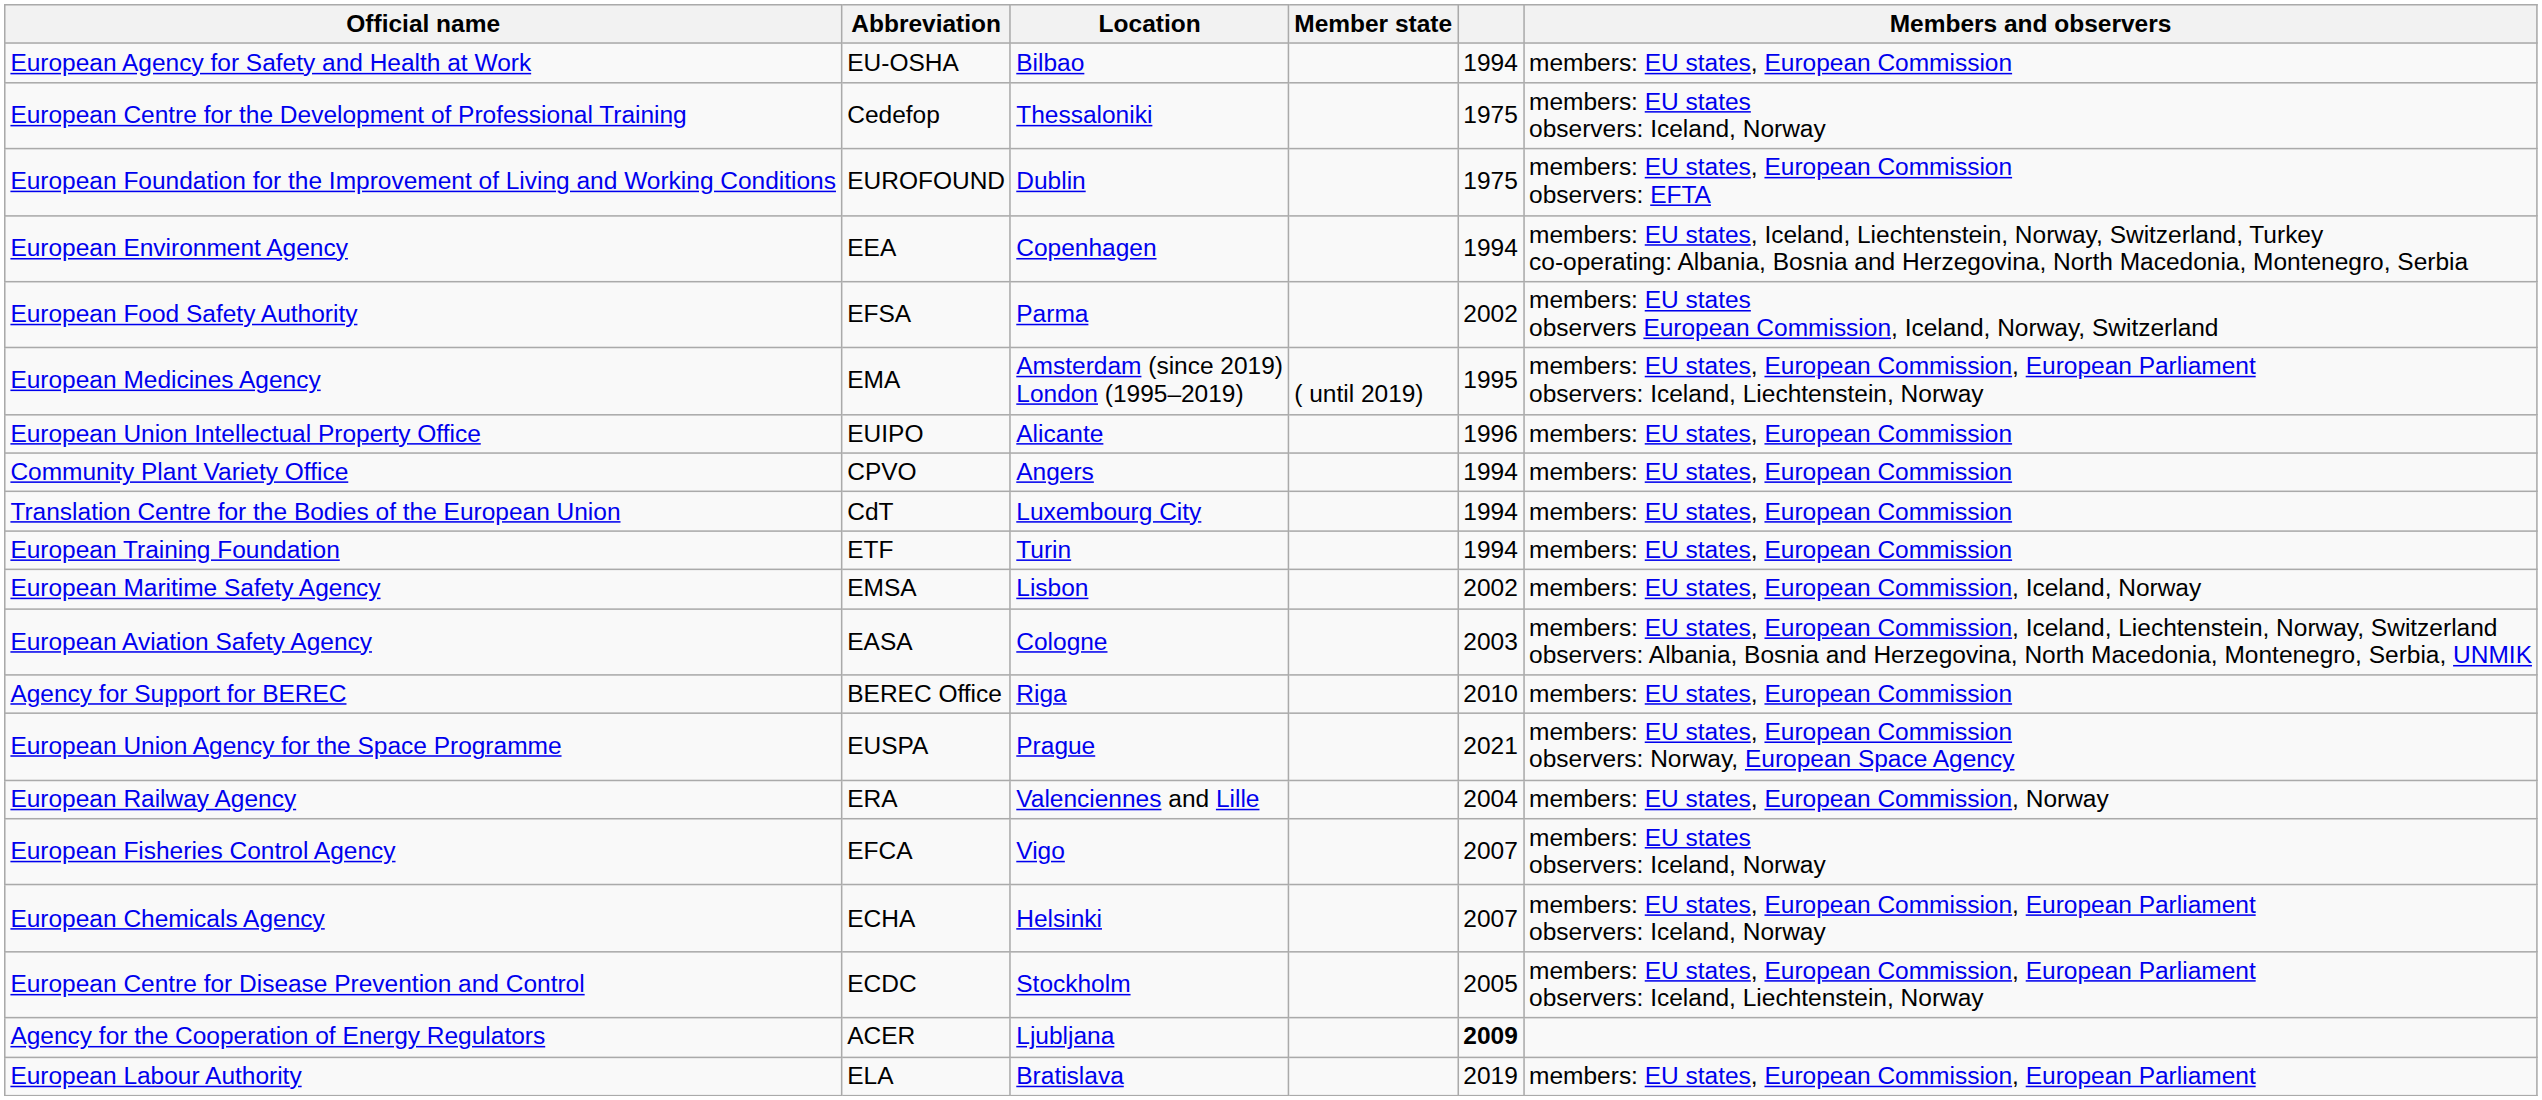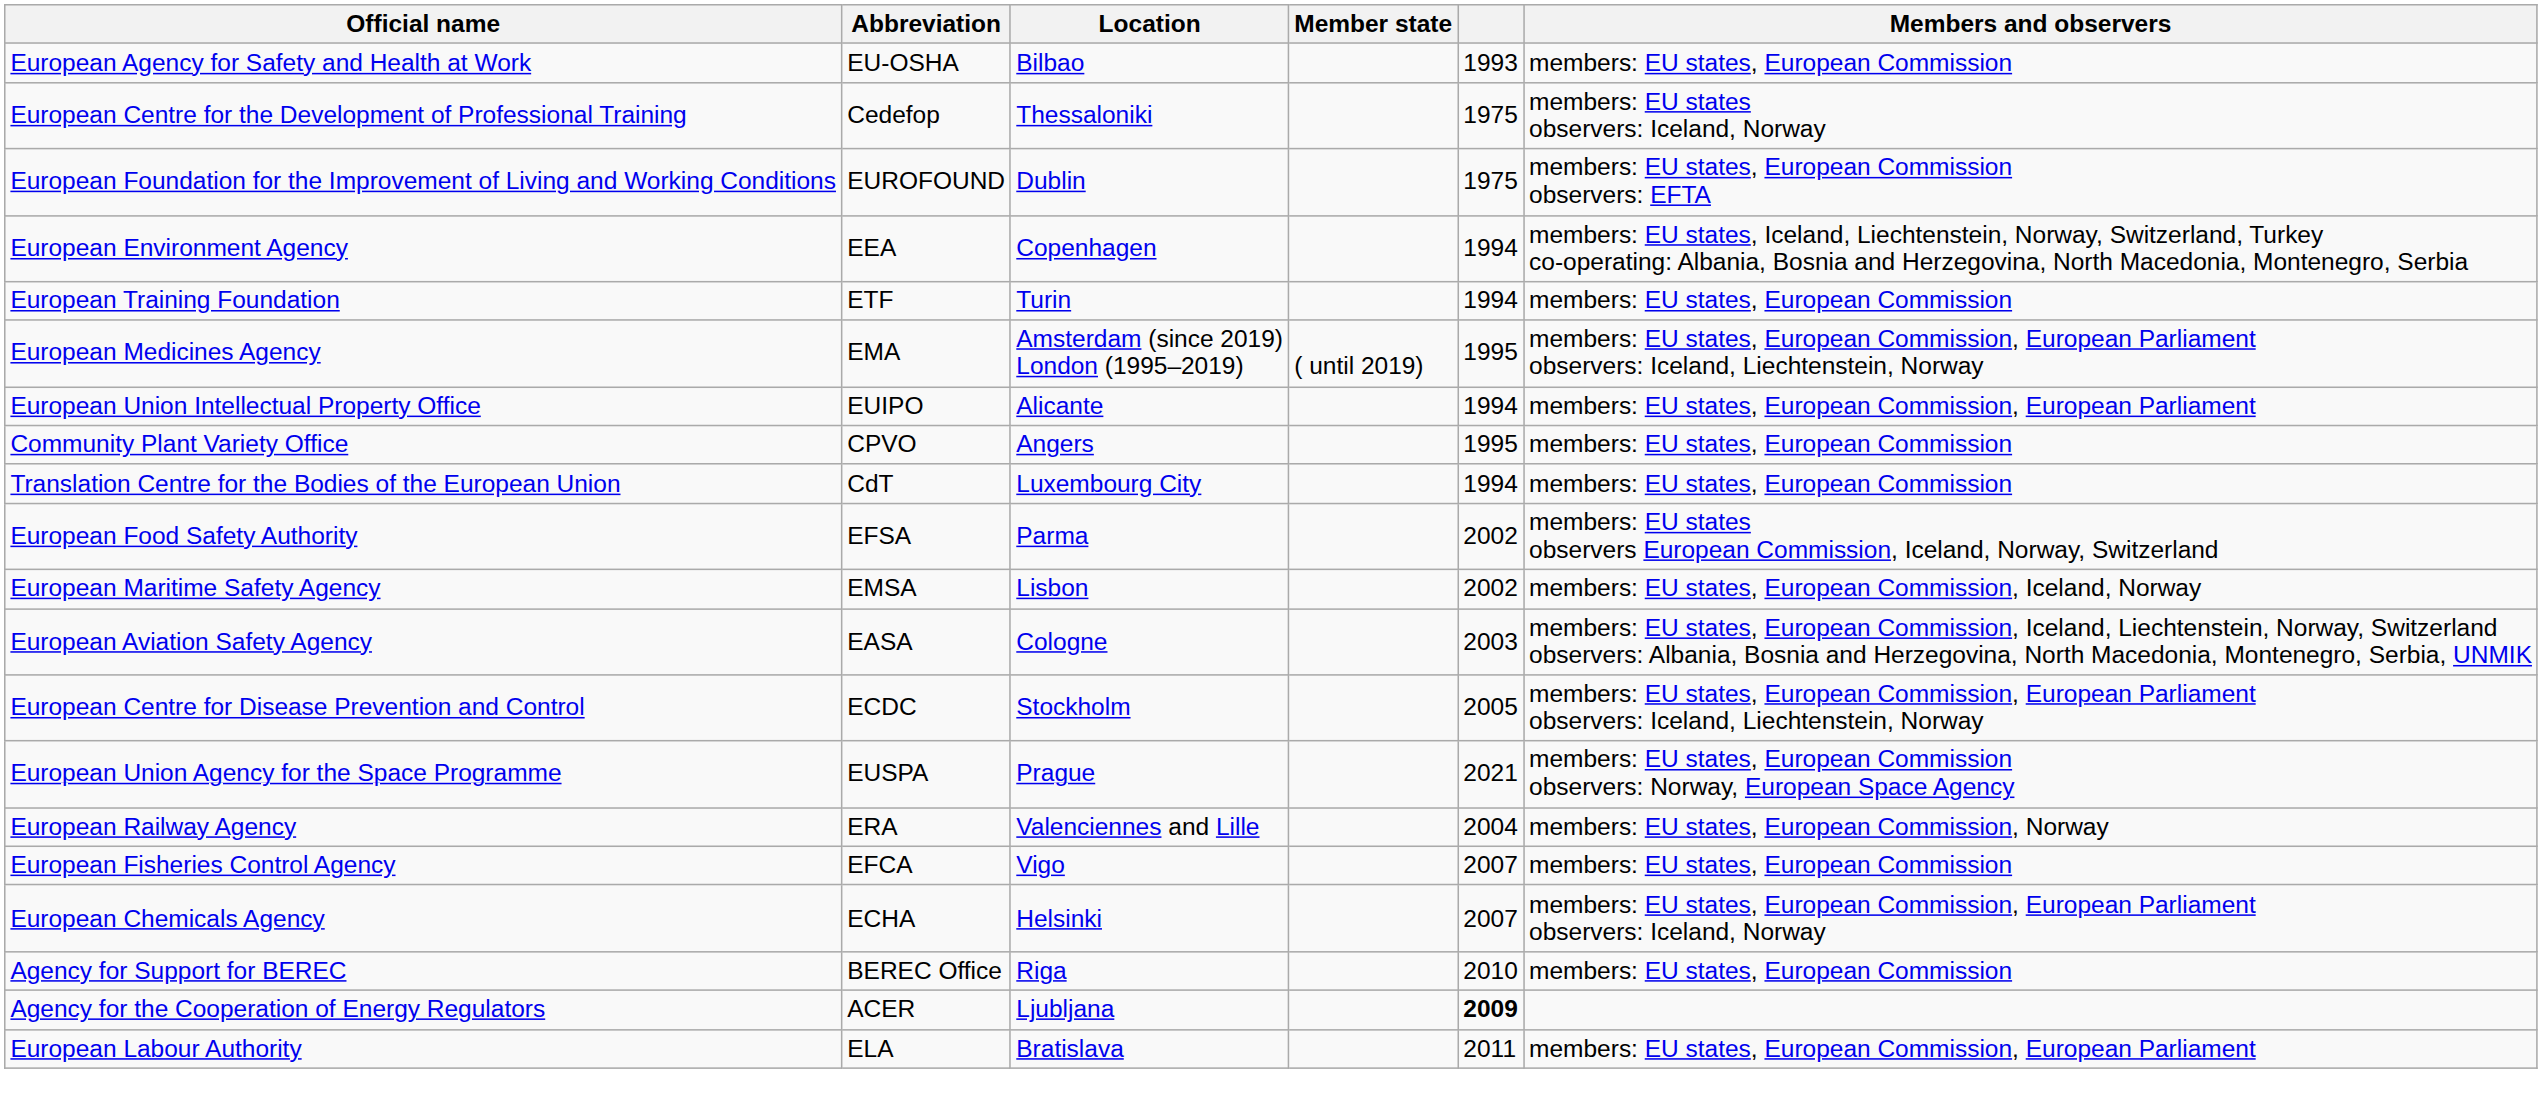(1491, 62) 1994 -> (1491, 62) 1993
rows swapped: (175, 549) <-> (184, 314)
(1491, 433) 1996 -> (1491, 405) 1994
(1771, 433) members: EU states, European Commission -> (1892, 405) members: EU states, European Commission, European Parliament
(1491, 472) 1994 -> (1491, 444) 1995
rows swapped: (298, 984) <-> (178, 693)
(1677, 851) members: EU states observers: Iceland, Norway -> (1771, 865) members: EU states, European Commission
(1491, 1075) 2019 -> (1490, 1048) 2011
